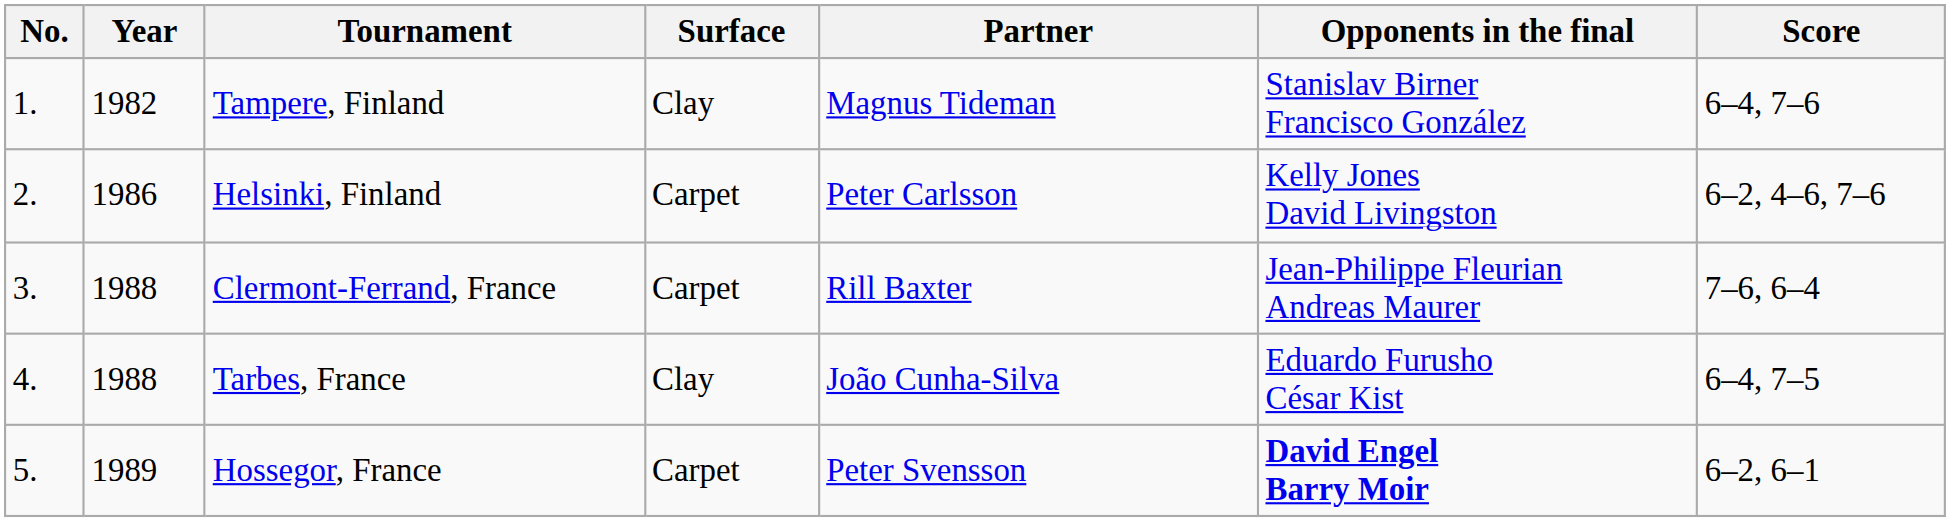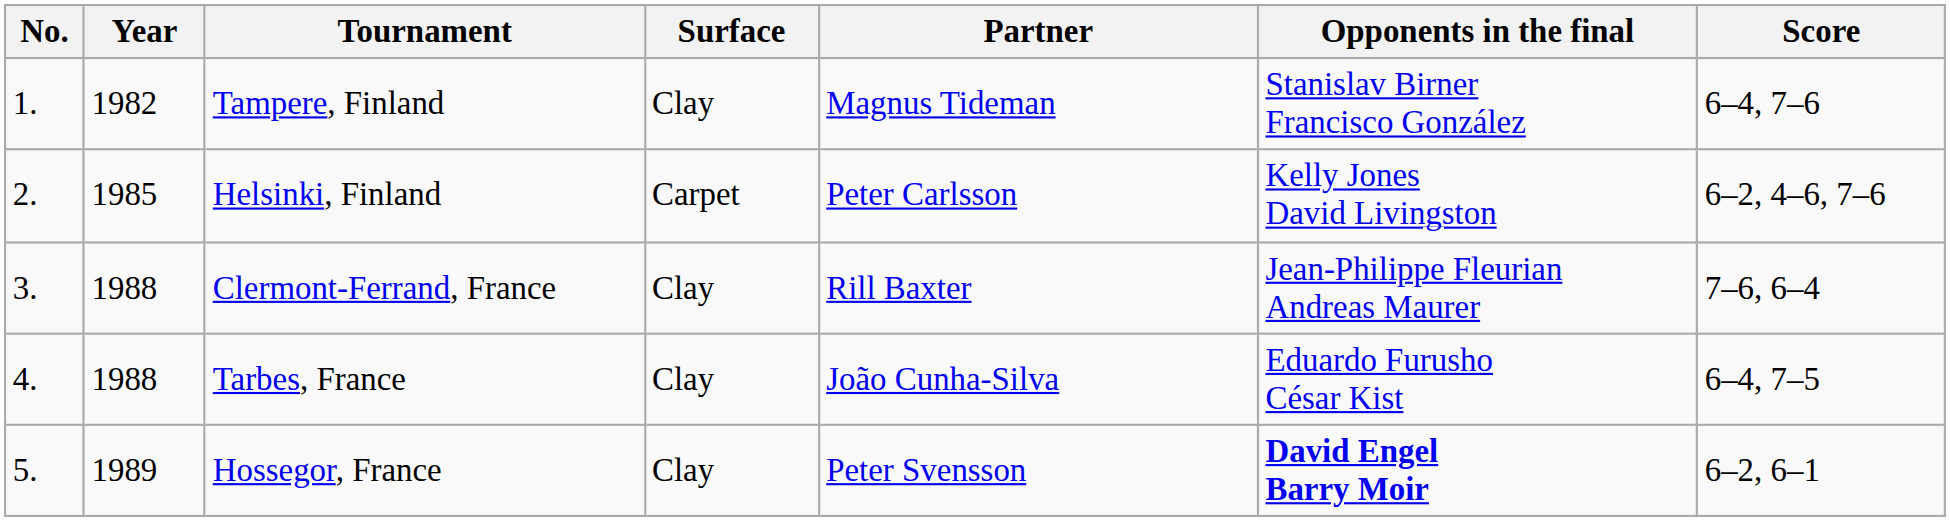(124, 194) 1986 -> (124, 194) 1985
(696, 286) Carpet -> (683, 286) Clay
(696, 469) Carpet -> (683, 469) Clay
